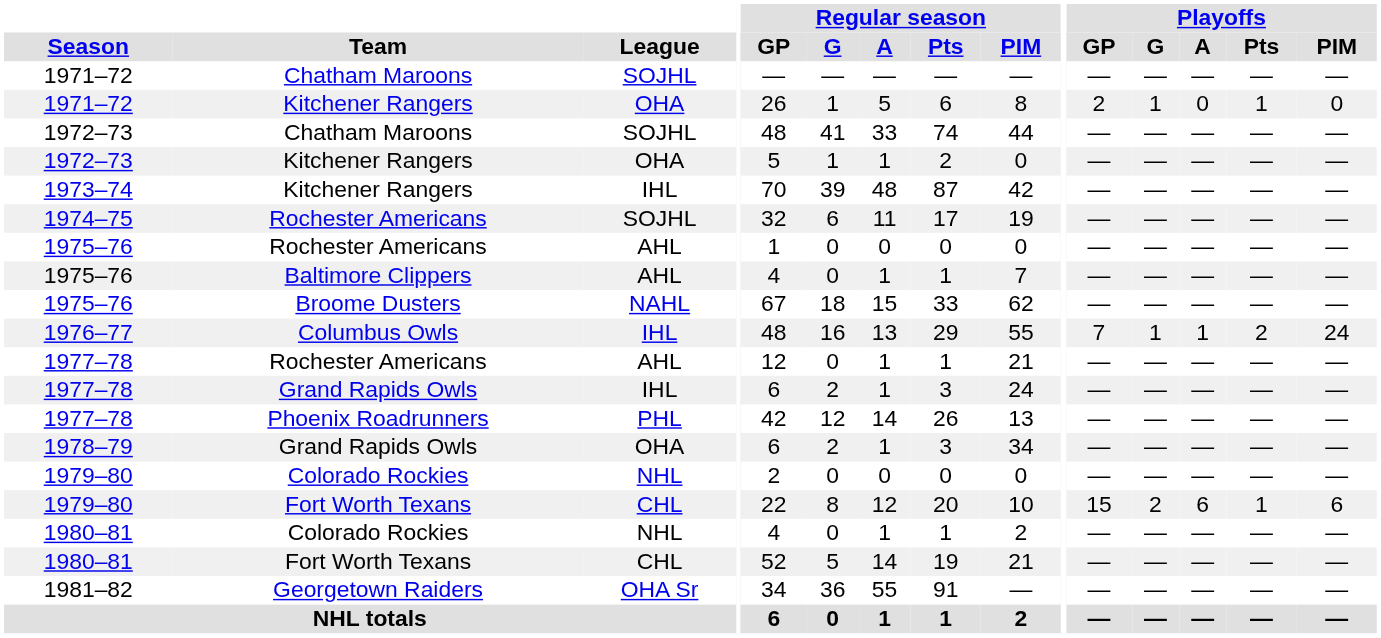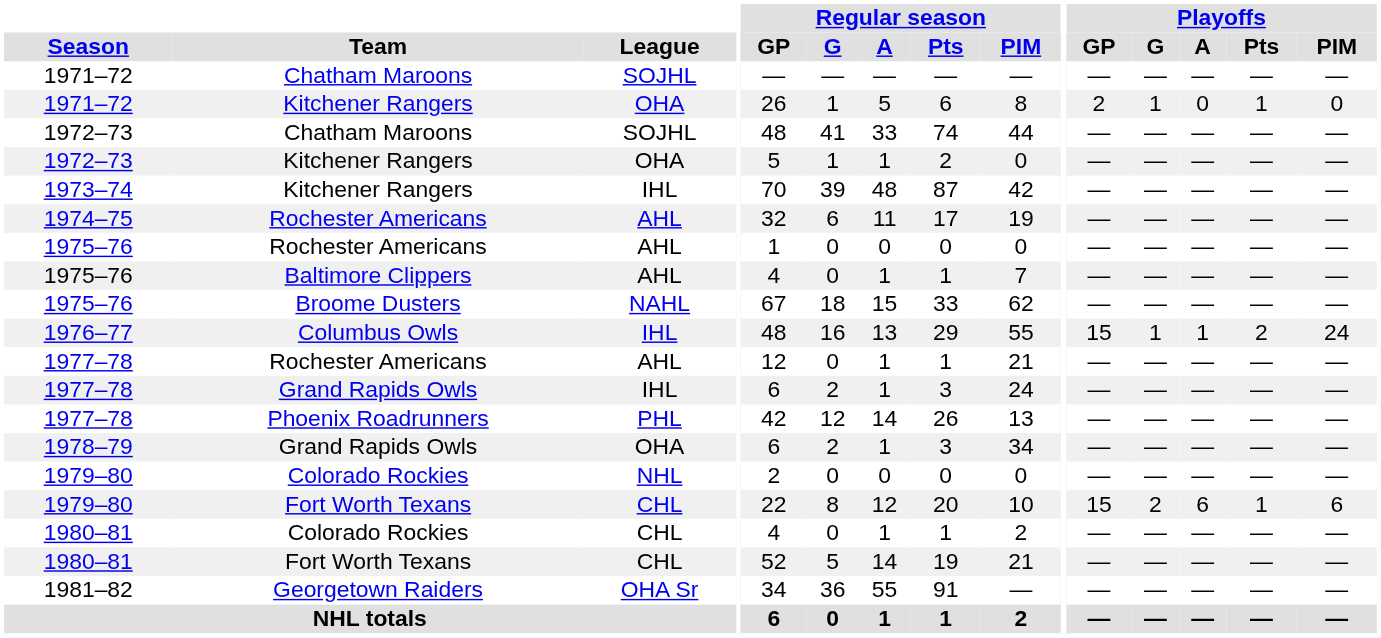(660, 218) SOJHL -> (660, 218) AHL
(1099, 332) 7 -> (1099, 332) 15
(660, 532) NHL -> (660, 532) CHL
